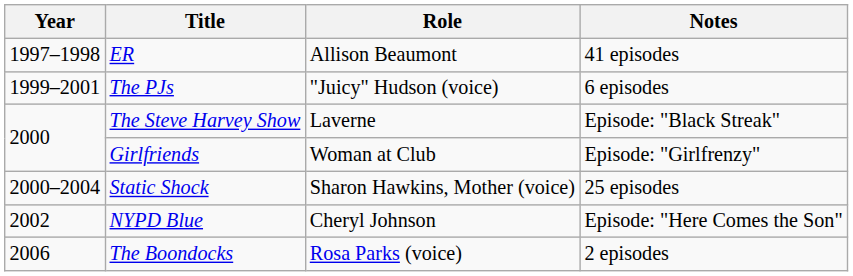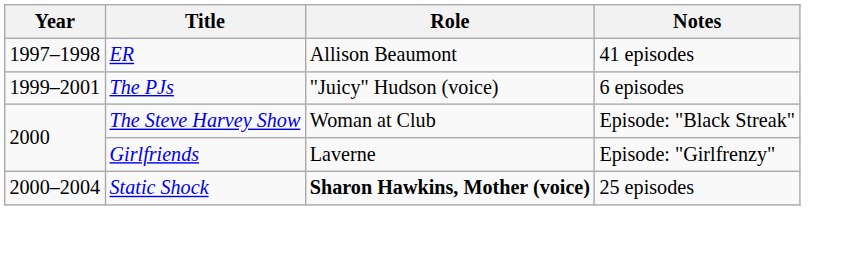(343, 121) Laverne -> (373, 121) Woman at Club
(373, 154) Woman at Club -> (343, 154) Laverne
(442, 187) normal -> (450, 187) bold
- row: (156, 221)
- row: (171, 254)
